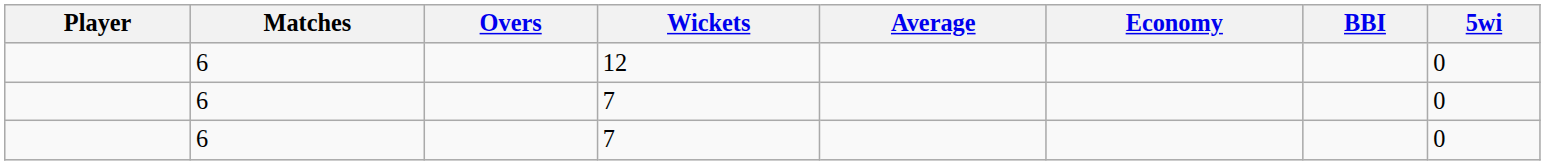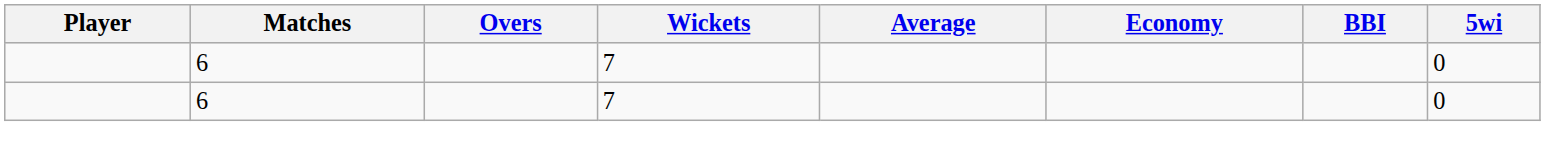- row: (98, 63)
